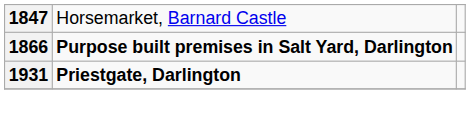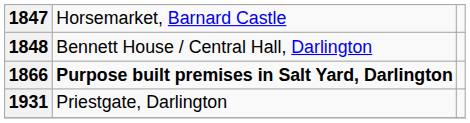+ row: (28, 46)
(149, 74) bold -> (142, 103) normal
